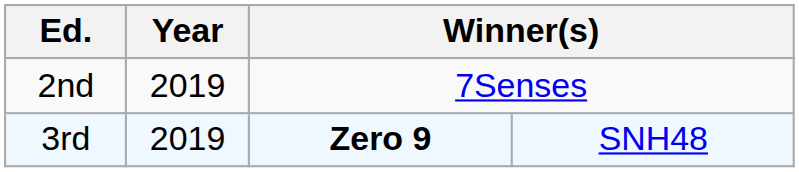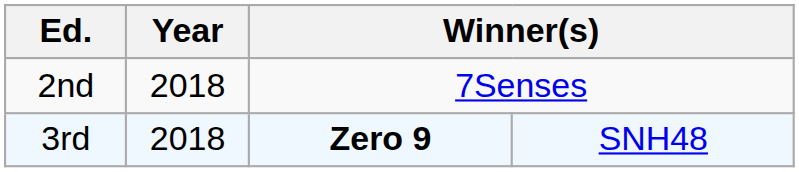(188, 85) 2019 -> (188, 85) 2018
(188, 138) 2019 -> (188, 138) 2018
